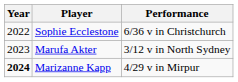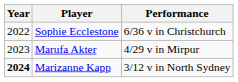(177, 49) 3/12 v in North Sydney -> (161, 49) 4/29 v in Mirpur
(161, 67) 4/29 v in Mirpur -> (177, 67) 3/12 v in North Sydney
